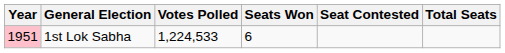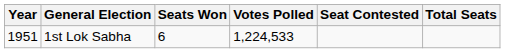columns swapped: (198, 15) <-> (279, 15)
(23, 36) pink background -> (23, 36) no background
